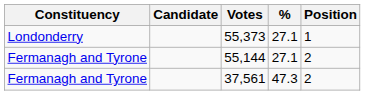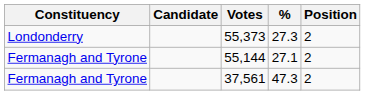(285, 36) 27.1 -> (285, 36) 27.3
(308, 36) 1 -> (308, 36) 2
